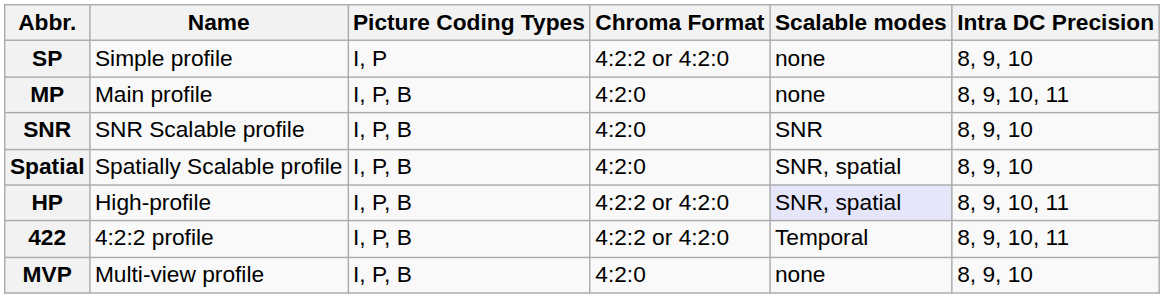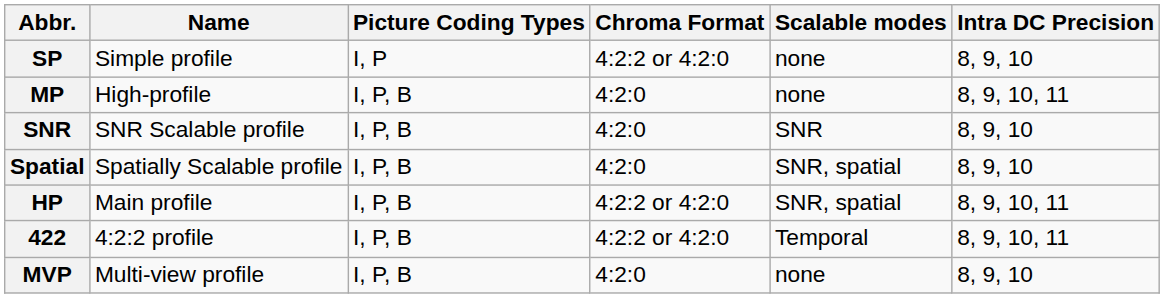(154, 94) Main profile -> (153, 94) High-profile
(153, 202) High-profile -> (154, 202) Main profile
(838, 202) lavender background -> (838, 202) no background
